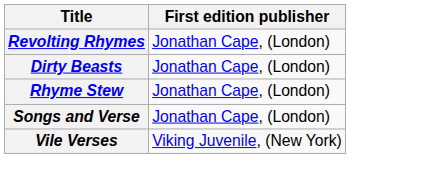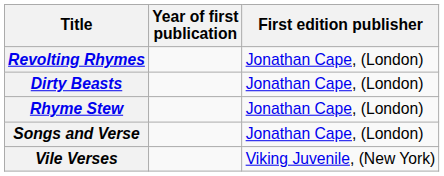+ column: (195, 25)
